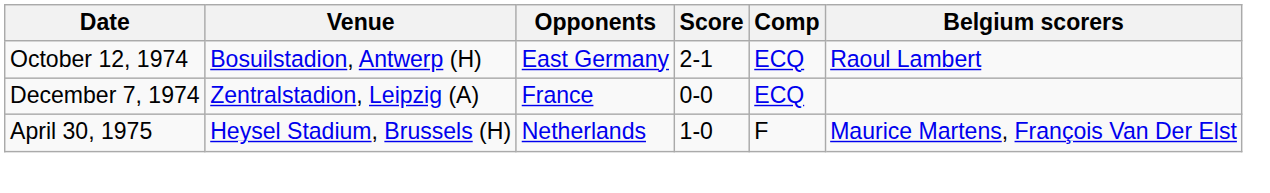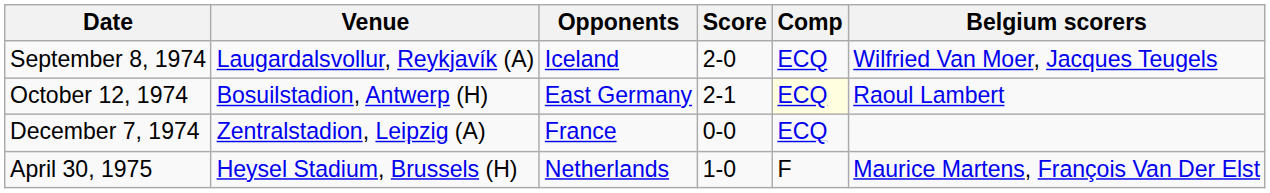+ row: (108, 59)
(779, 59) no background -> (802, 95) lightyellow background
